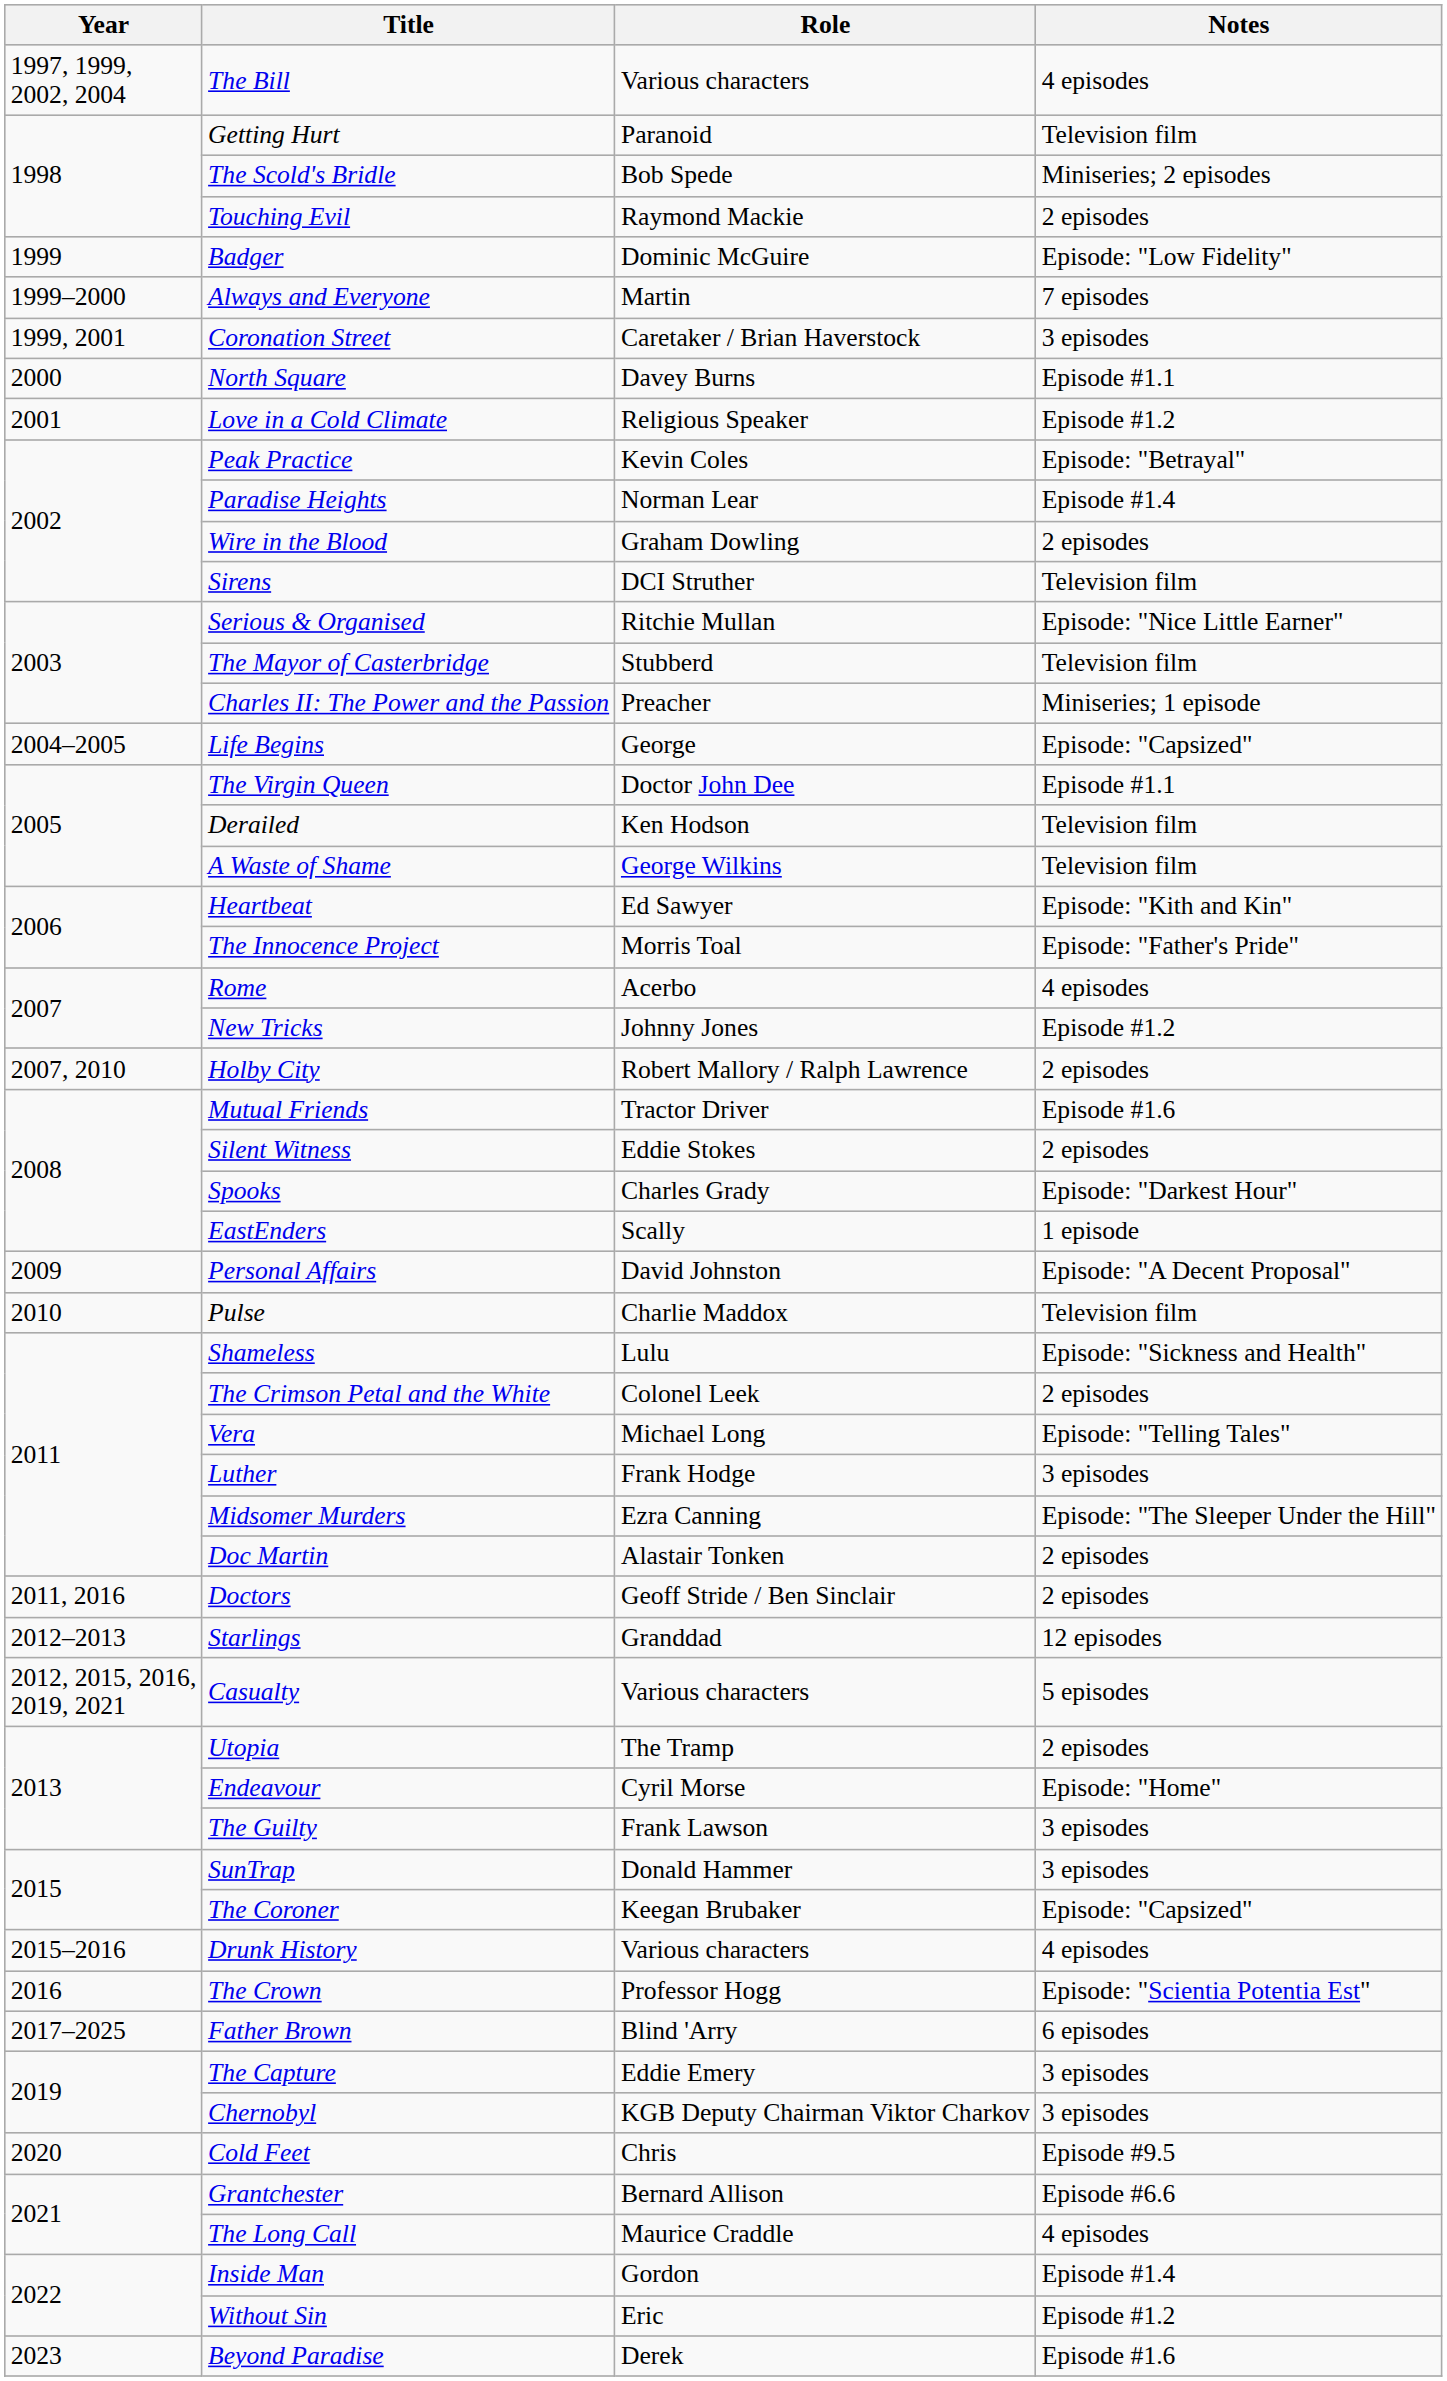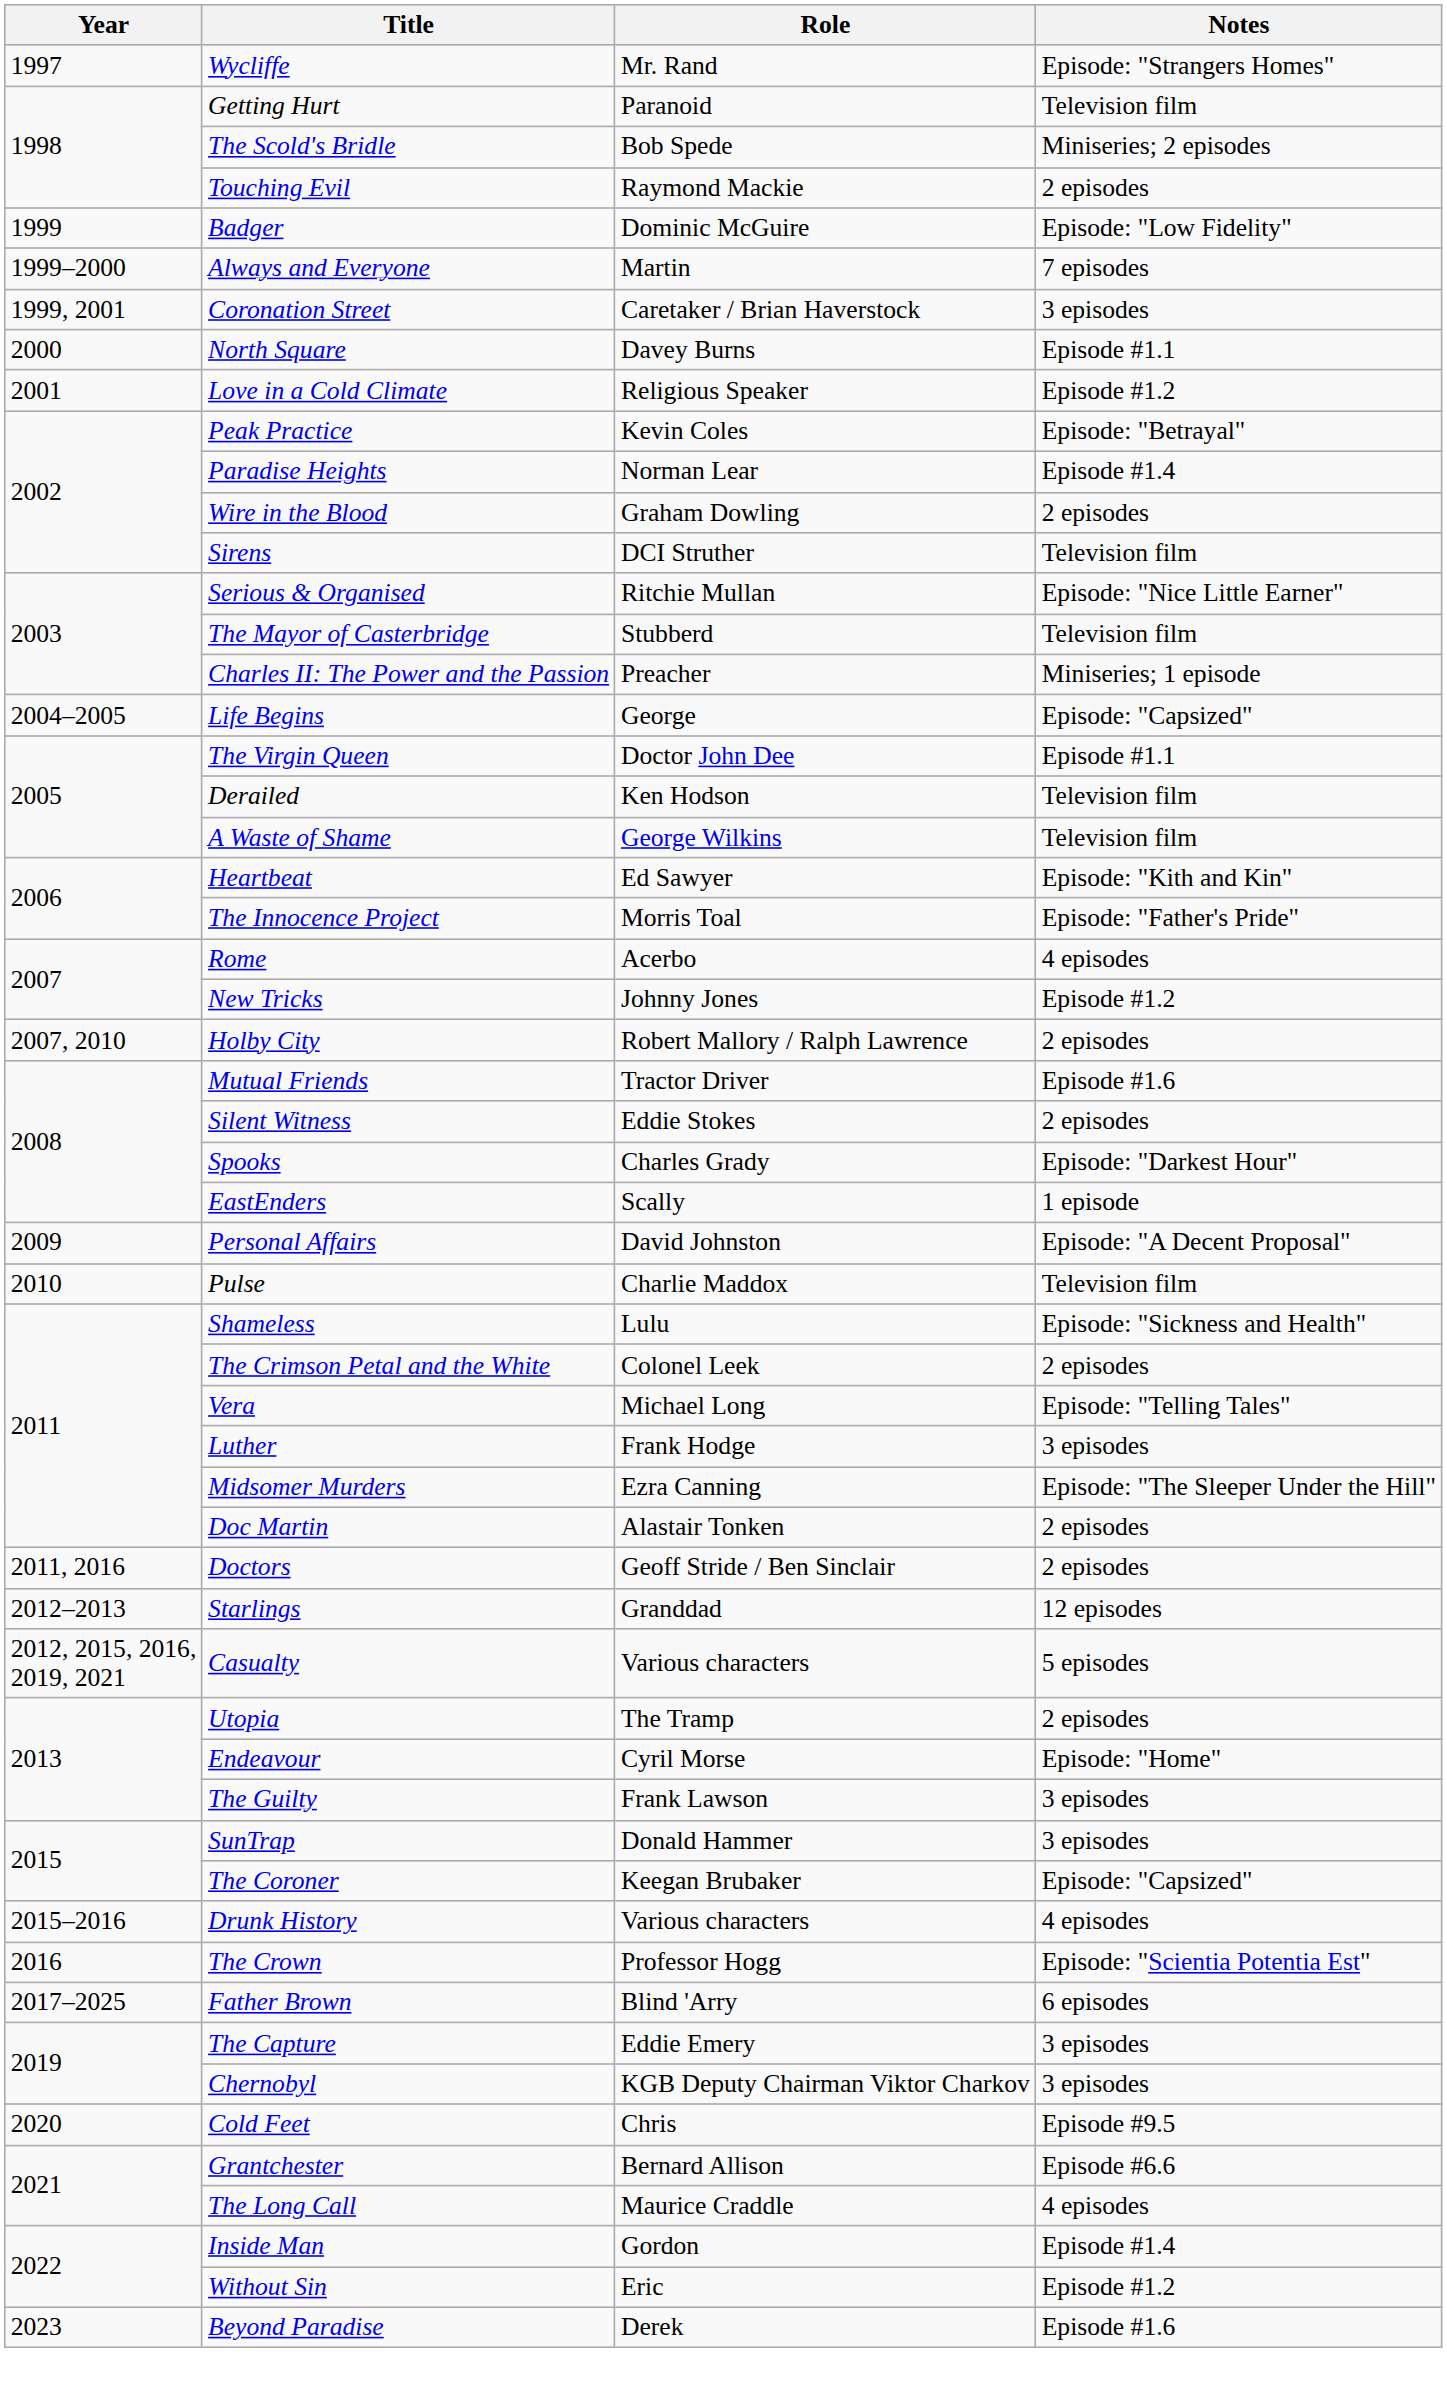+ row: (249, 65)
- row: (249, 79)
